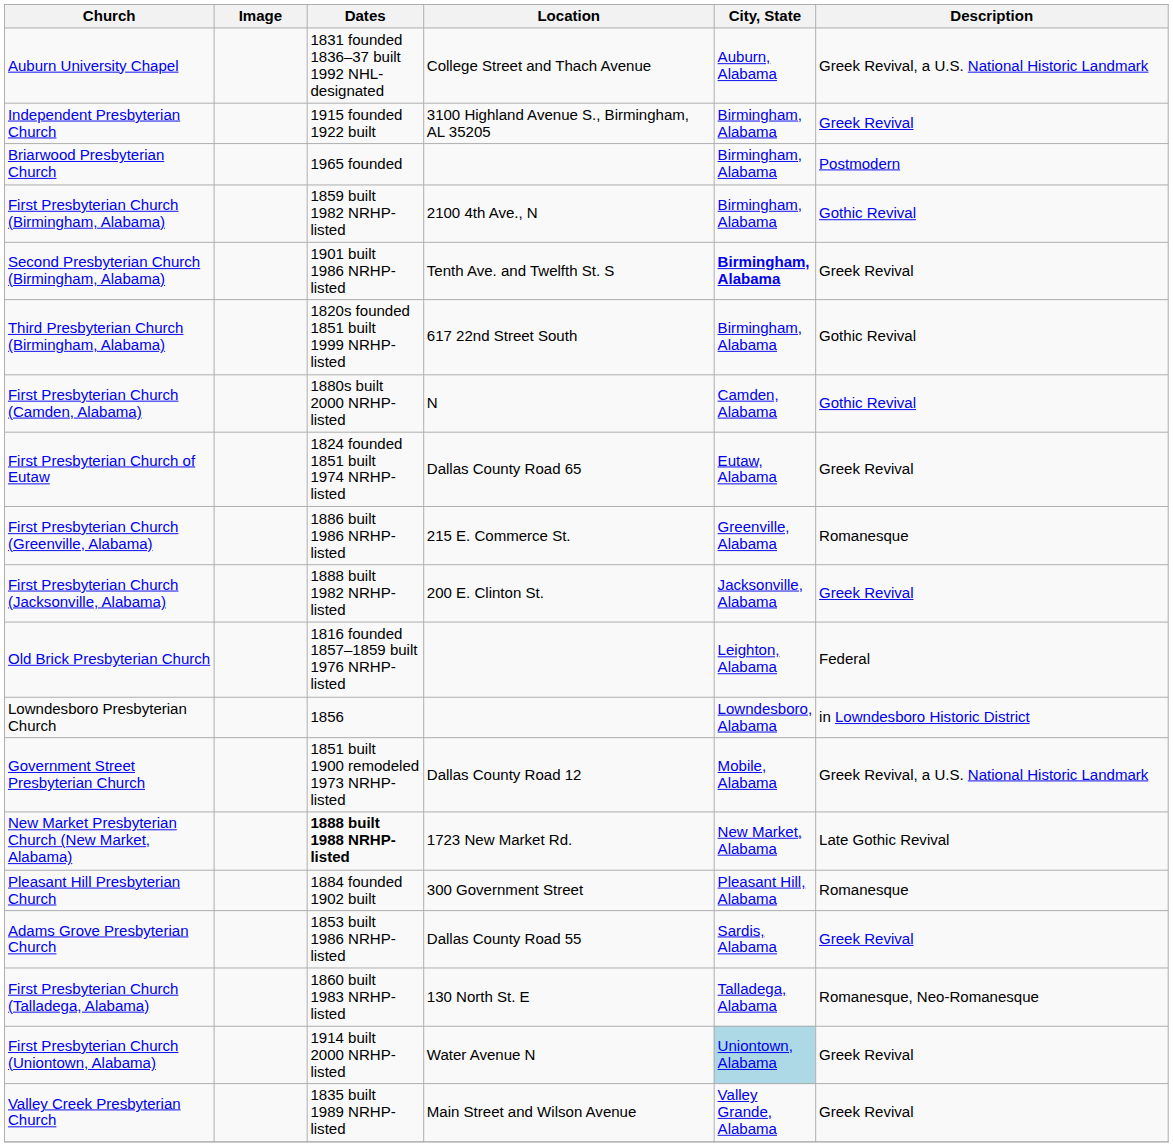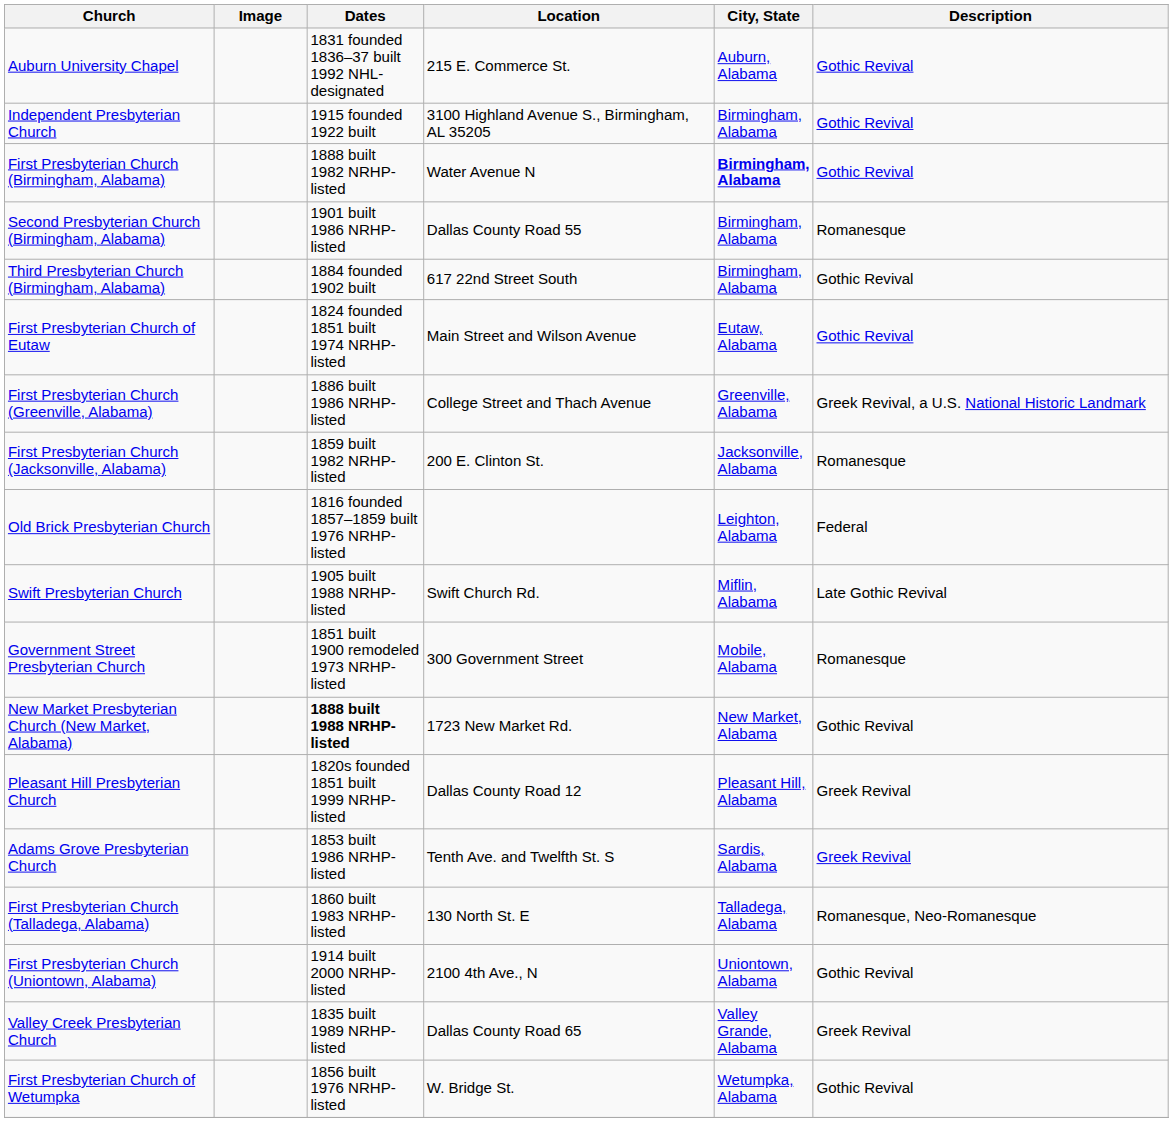(539, 65) College Street and Thach Avenue -> (499, 65) 215 E. Commerce St.
(984, 65) Greek Revival, a U.S. National Historic Landmark -> (865, 65) Gothic Revival
(866, 123) Greek Revival -> (865, 123) Gothic Revival
- row: (86, 164)
(353, 213) 1859 built 1982 NRHP-listed -> (353, 172) 1888 built 1982 NRHP-listed
(482, 213) 2100 4th Ave., N -> (481, 172) Water Avenue N
(760, 213) normal -> (764, 172) bold
(521, 271) Tenth Ave. and Twelfth St. S -> (504, 230) Dallas County Road 55
(764, 271) bold -> (760, 230) normal
(866, 271) Greek Revival -> (861, 230) Romanesque
(360, 337) 1820s founded 1851 built 1999 NRHP-listed -> (356, 279) 1884 founded 1902 built
- row: (93, 403)
(504, 469) Dallas County Road 65 -> (532, 337) Main Street and Wilson Avenue
(866, 469) Greek Revival -> (865, 337) Gothic Revival
(499, 535) 215 E. Commerce St. -> (539, 403) College Street and Thach Avenue
(864, 535) Romanesque -> (981, 403) Greek Revival, a U.S. National Historic Landmark
(353, 593) 1888 built 1982 NRHP-listed -> (353, 461) 1859 built 1982 NRHP-listed
(866, 593) Greek Revival -> (861, 461) Romanesque
- row: (97, 717)
+ row: (95, 593)
(504, 774) Dallas County Road 12 -> (505, 659) 300 Government Street
(984, 774) Greek Revival, a U.S. National Historic Landmark -> (861, 659) Romanesque
(884, 841) Late Gothic Revival -> (865, 725) Gothic Revival
(356, 890) 1884 founded 1902 built -> (360, 791) 1820s founded 1851 built 1999 NRHP-listed
(505, 890) 300 Government Street -> (504, 791) Dallas County Road 12
(864, 890) Romanesque -> (864, 791) Greek Revival
(504, 939) Dallas County Road 55 -> (521, 857) Tenth Ave. and Twelfth St. S
(481, 1054) Water Avenue N -> (482, 973) 2100 4th Ave., N
(755, 1054) lightblue background -> (755, 973) no background
(866, 1054) Greek Revival -> (865, 973) Gothic Revival
(532, 1112) Main Street and Wilson Avenue -> (504, 1031) Dallas County Road 65
+ row: (102, 1088)
